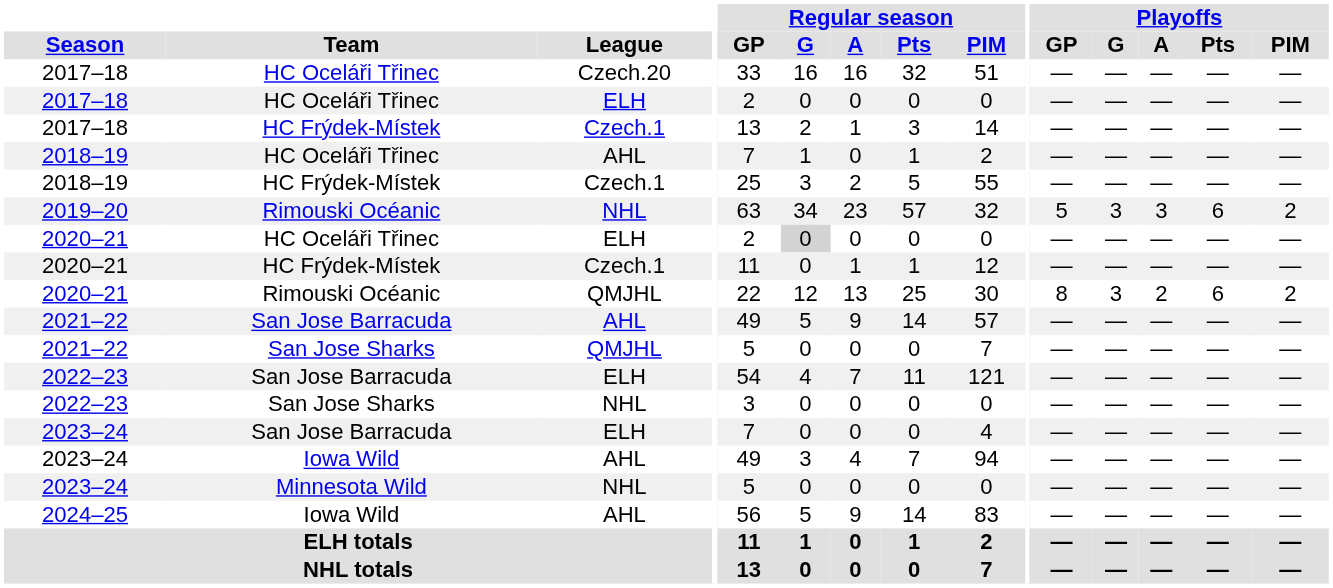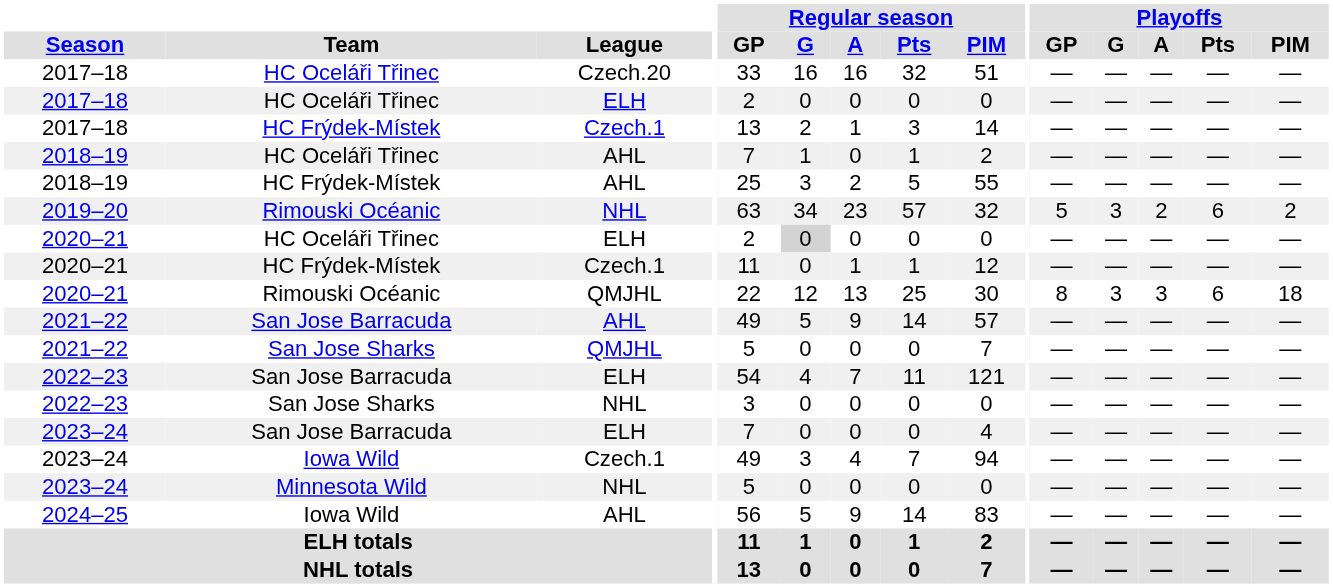(624, 183) Czech.1 -> (624, 183) AHL
(1161, 210) 3 -> (1161, 210) 2
(1161, 293) 2 -> (1161, 293) 3
(1290, 293) 2 -> (1290, 293) 18
(624, 459) AHL -> (624, 459) Czech.1
